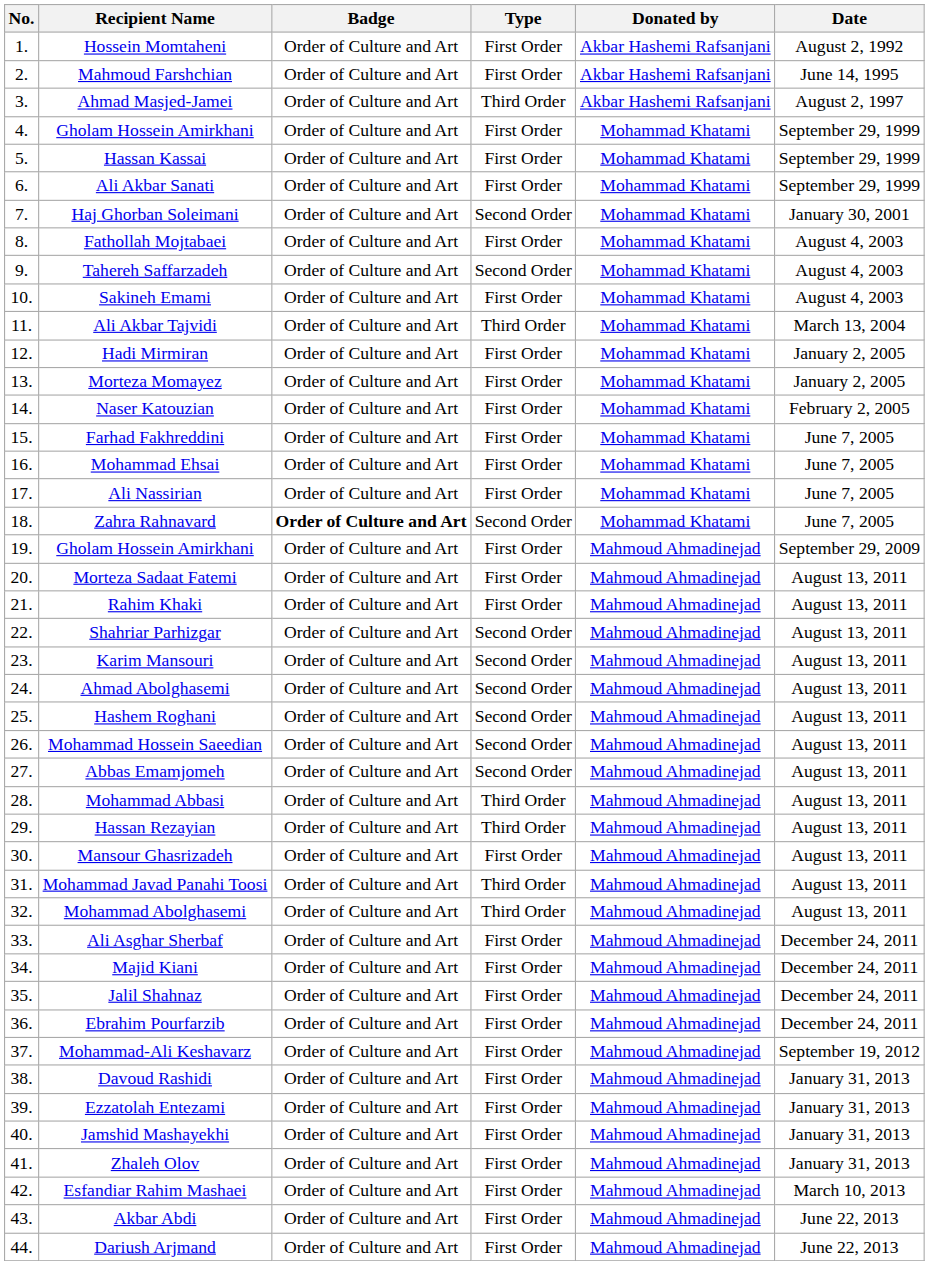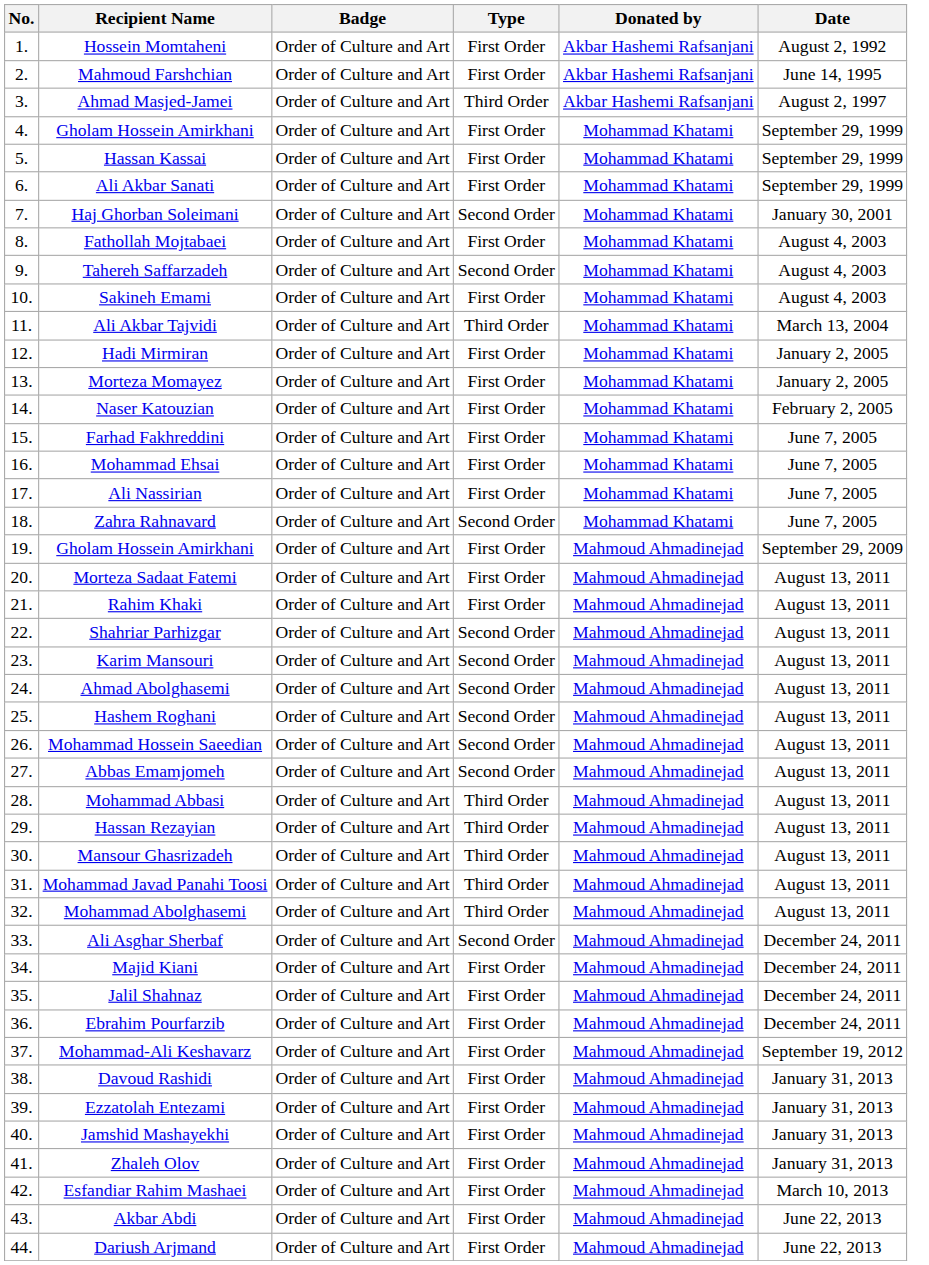(371, 520) bold -> (363, 520) normal
(523, 855) First Order -> (506, 855) Third Order
(523, 939) First Order -> (506, 939) Second Order
